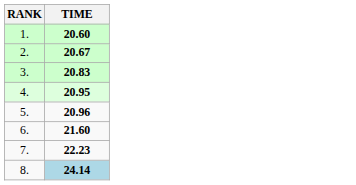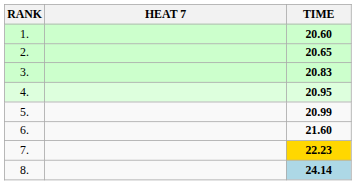+ column: (166, 14)
(77, 53) 20.67 -> (319, 53) 20.65
(77, 112) 20.96 -> (319, 112) 20.99
(77, 150) no background -> (319, 150) gold background
